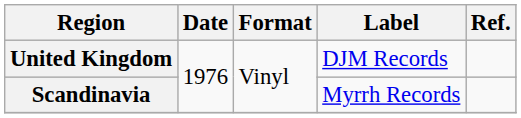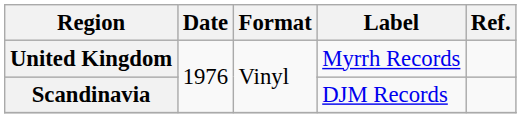(385, 58) DJM Records -> (391, 58) Myrrh Records
(391, 94) Myrrh Records -> (385, 94) DJM Records
